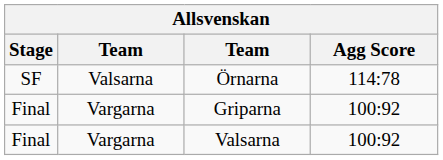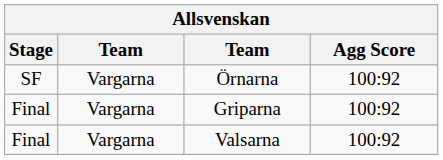(121, 79) Valsarna -> (121, 79) Vargarna
(374, 79) 114:78 -> (374, 79) 100:92
